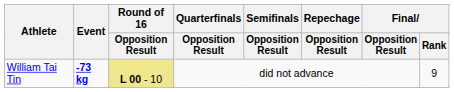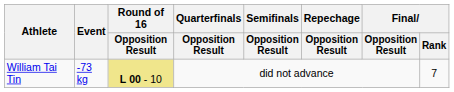(83, 74) bold -> (84, 74) normal
(434, 74) 9 -> (434, 74) 7
